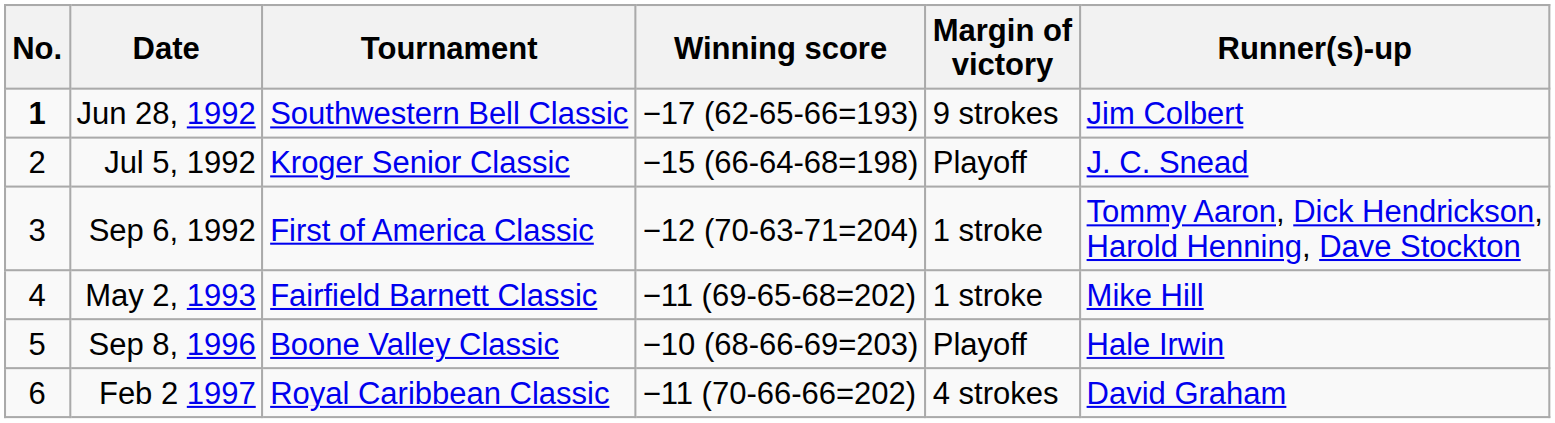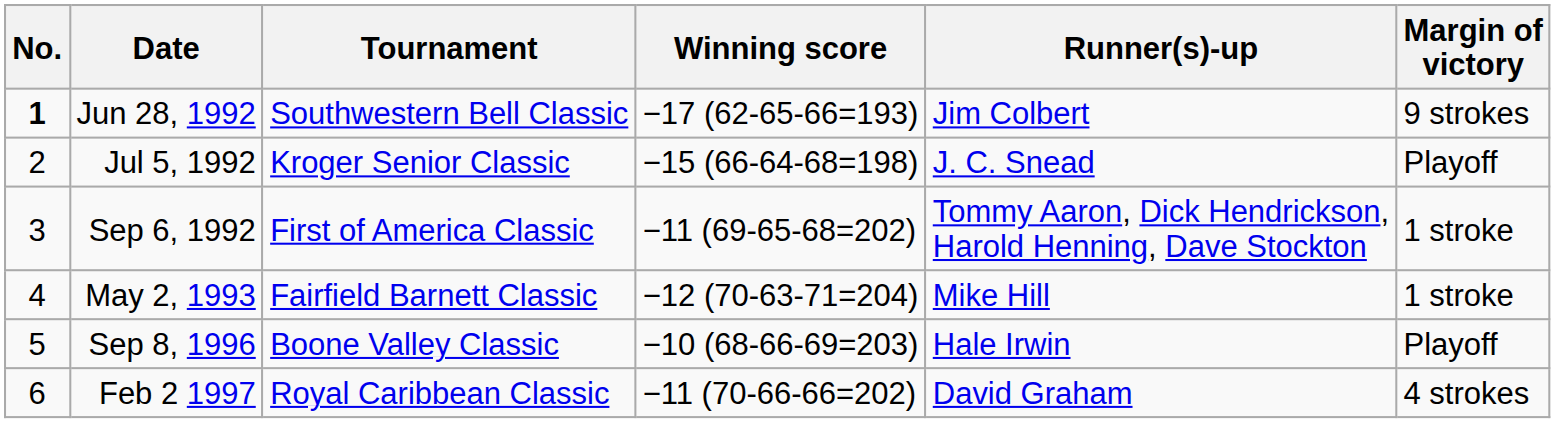columns swapped: (1002, 47) <-> (1315, 47)
(781, 229) −12 (70-63-71=204) -> (779, 229) −11 (69-65-68=202)
(779, 295) −11 (69-65-68=202) -> (781, 295) −12 (70-63-71=204)
